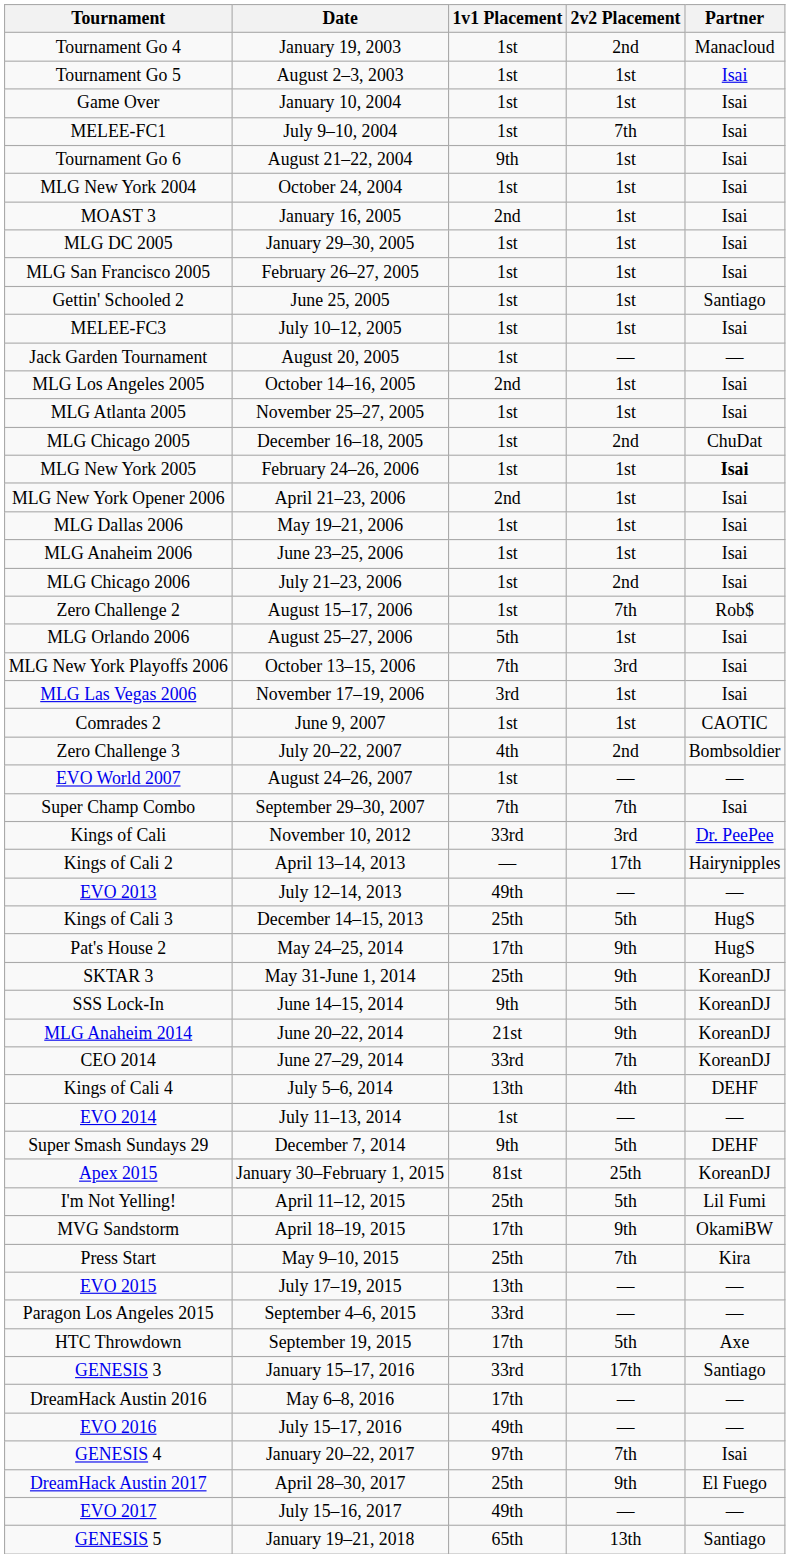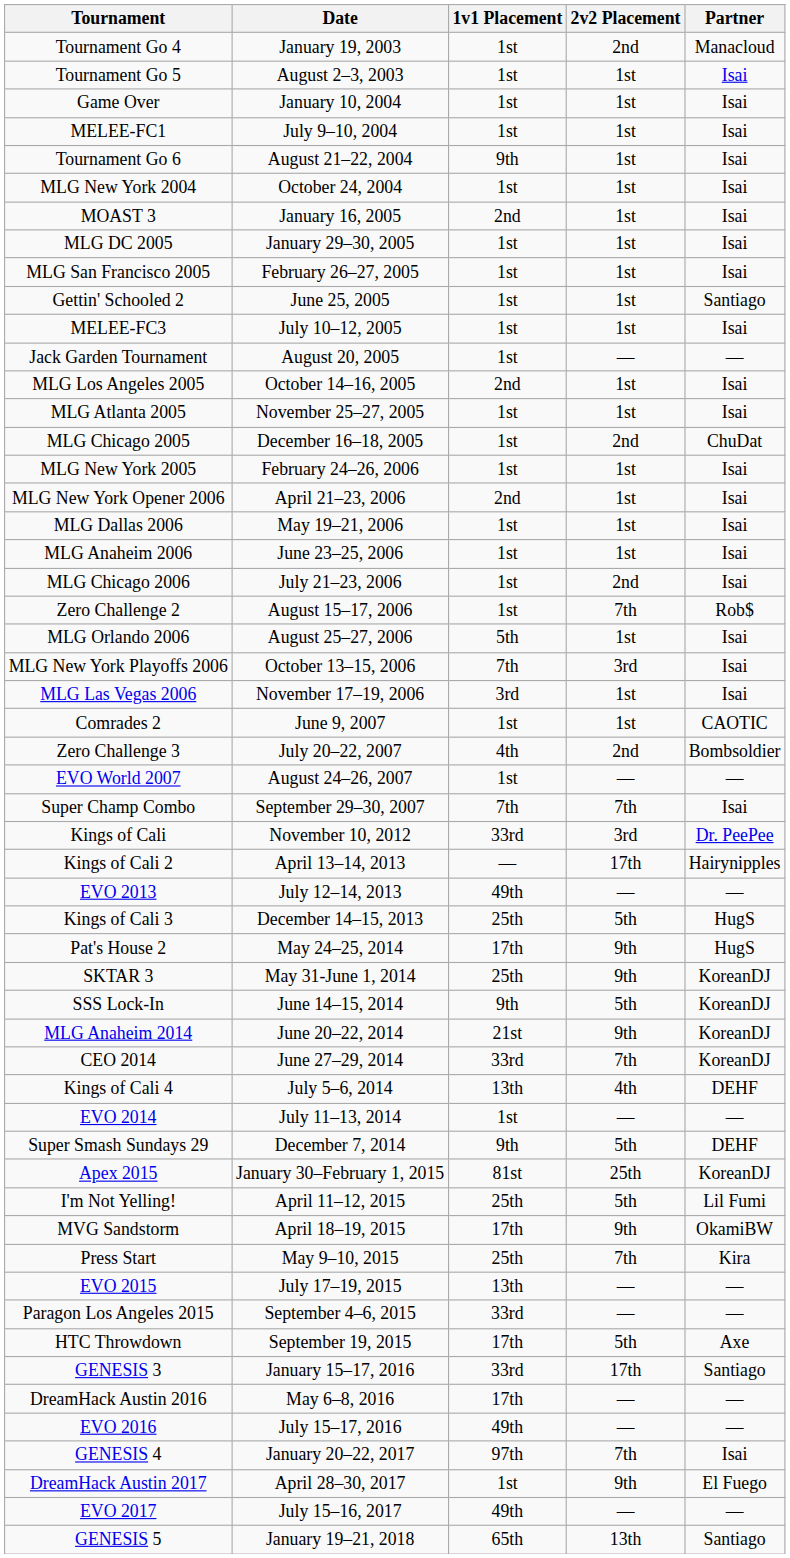(626, 131) 7th -> (626, 131) 1st
(735, 469) bold -> (735, 469) normal
(507, 1483) 25th -> (507, 1483) 1st
